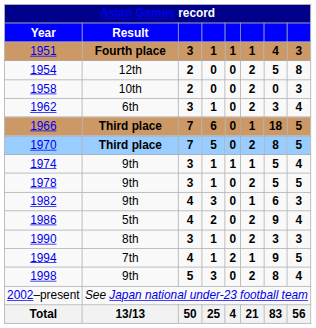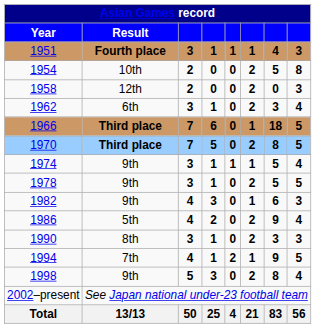(130, 70) 12th -> (130, 70) 10th
(130, 88) 10th -> (130, 88) 12th
